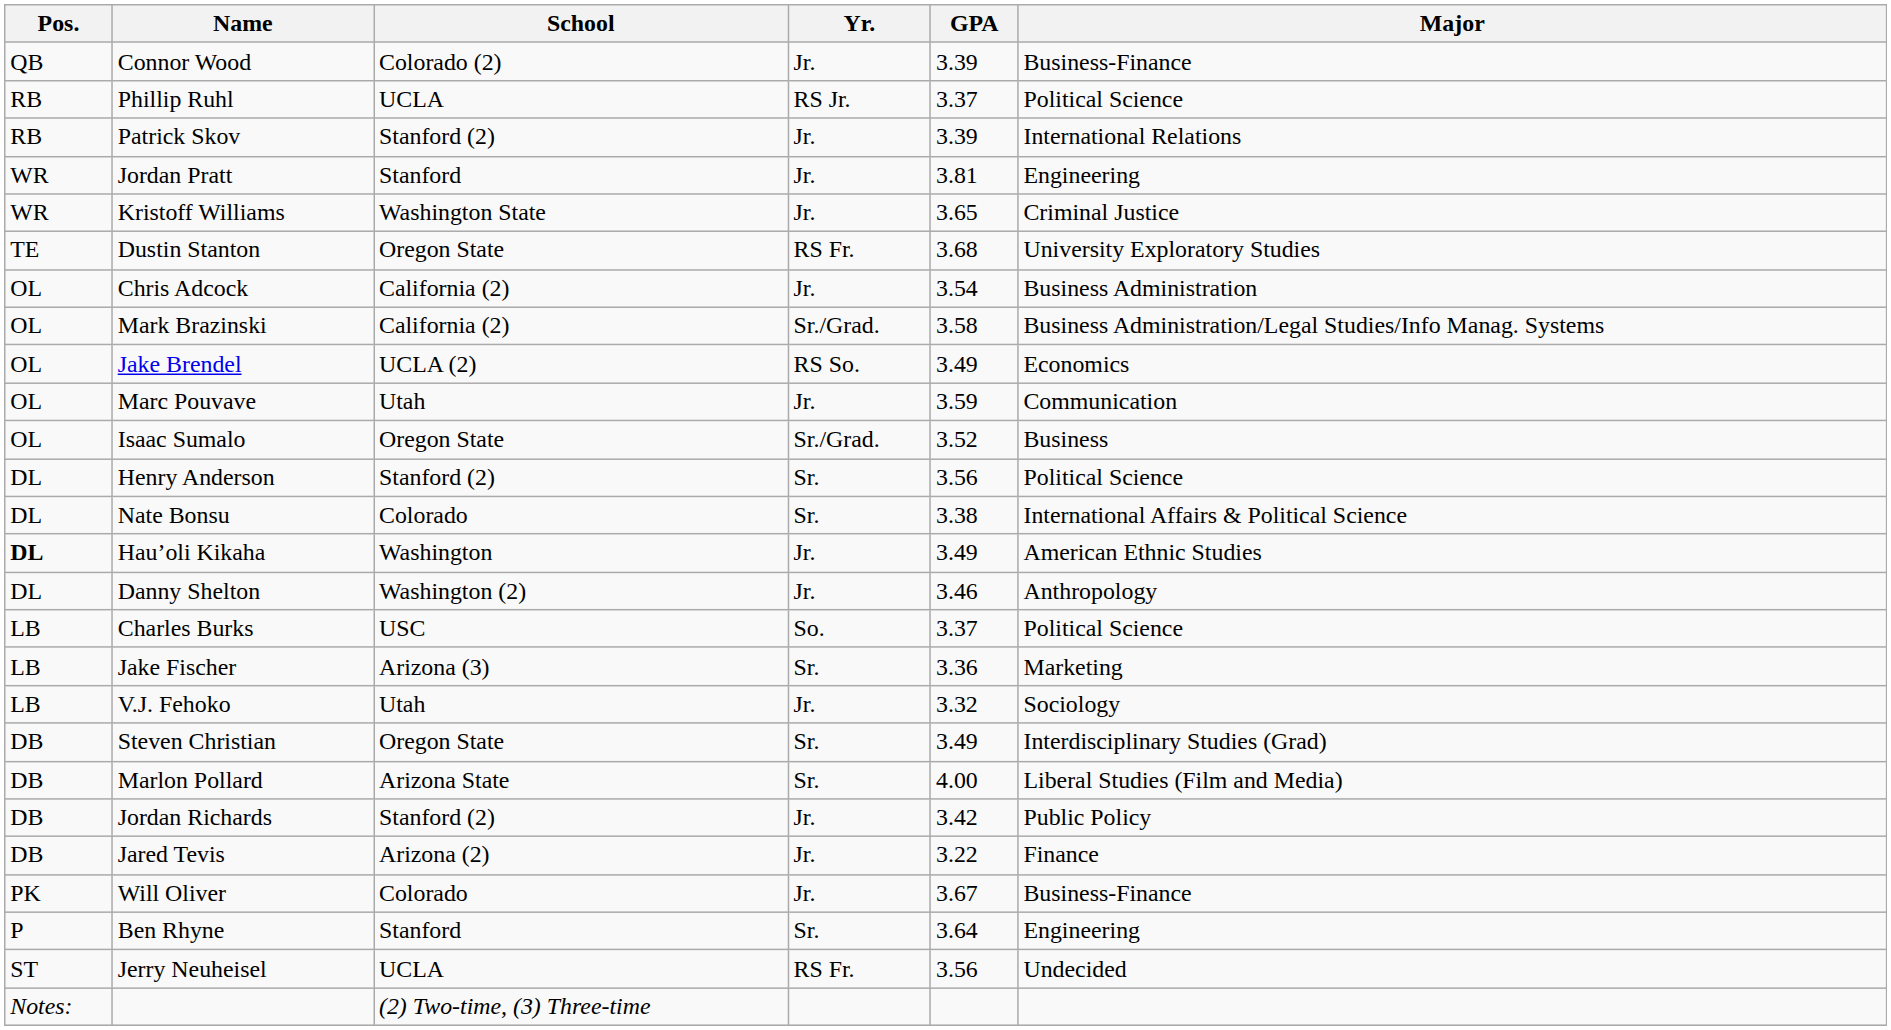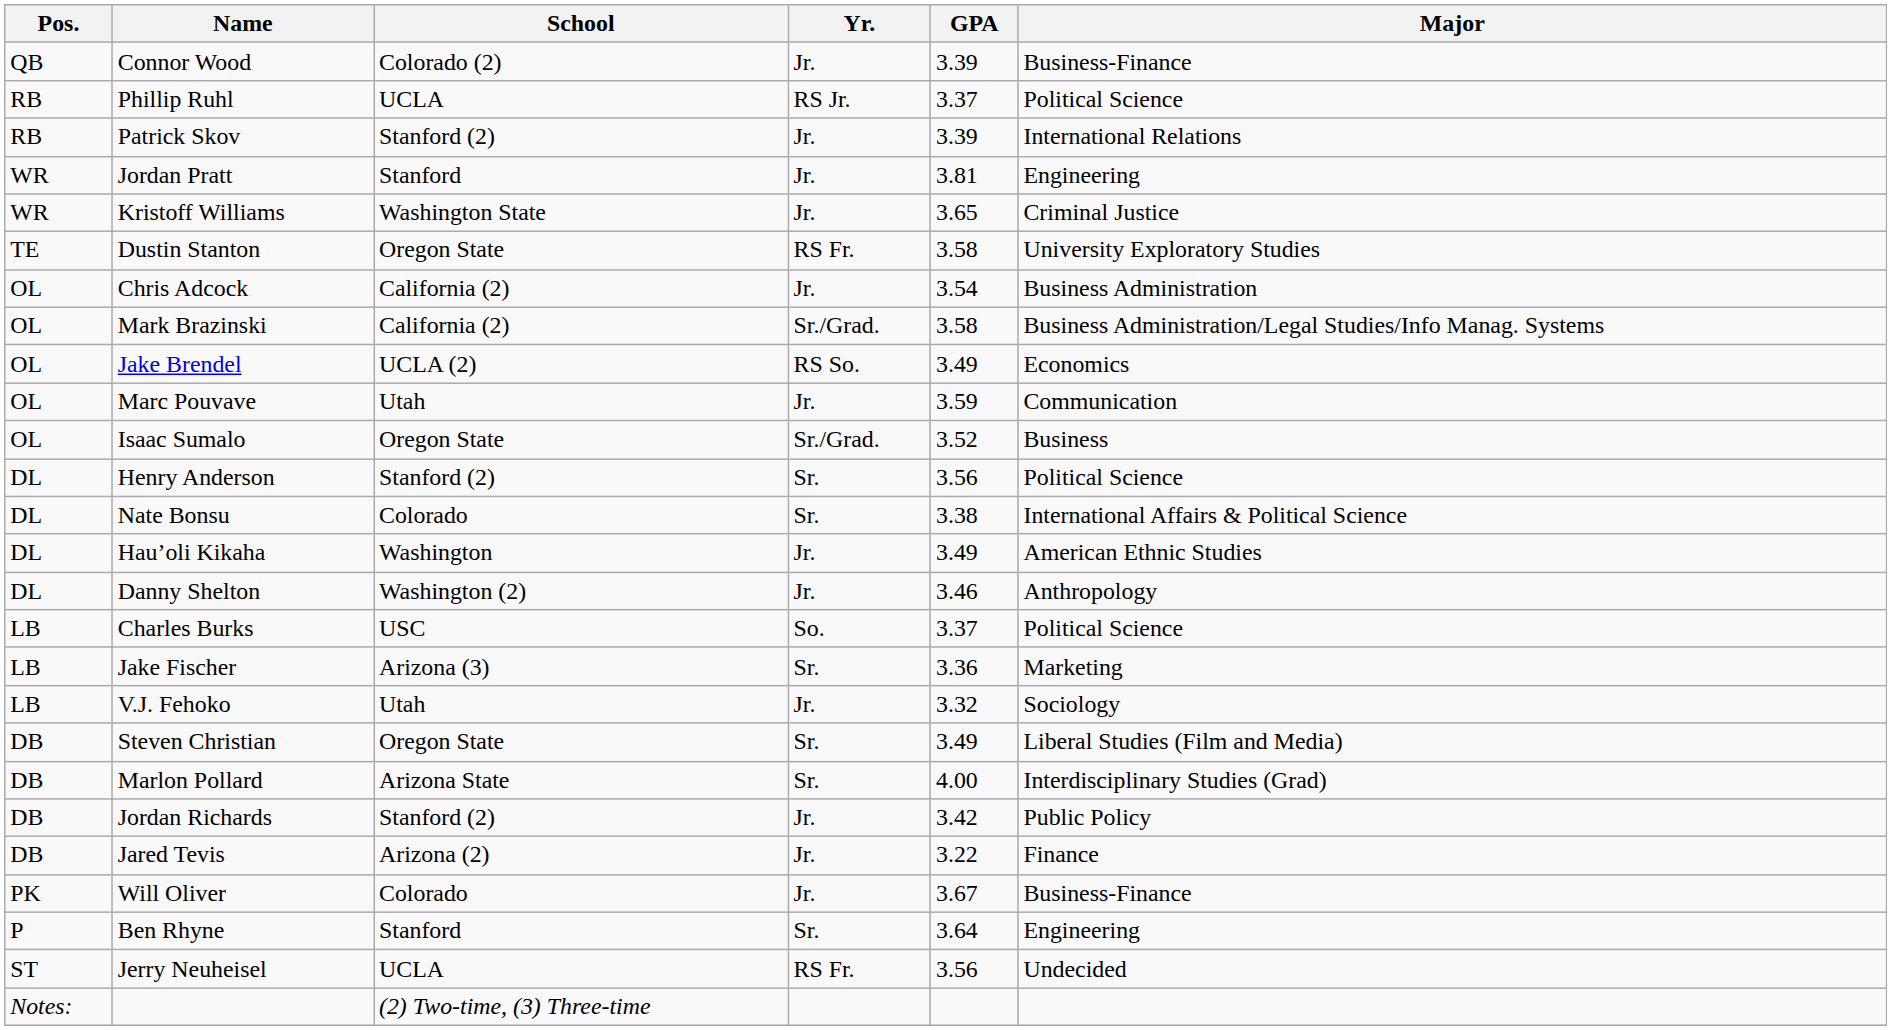(957, 250) 3.68 -> (957, 250) 3.58
(27, 552) bold -> (26, 552) normal
(1175, 741) Interdisciplinary Studies (Grad) -> (1183, 741) Liberal Studies (Film and Media)
(1183, 779) Liberal Studies (Film and Media) -> (1175, 779) Interdisciplinary Studies (Grad)
